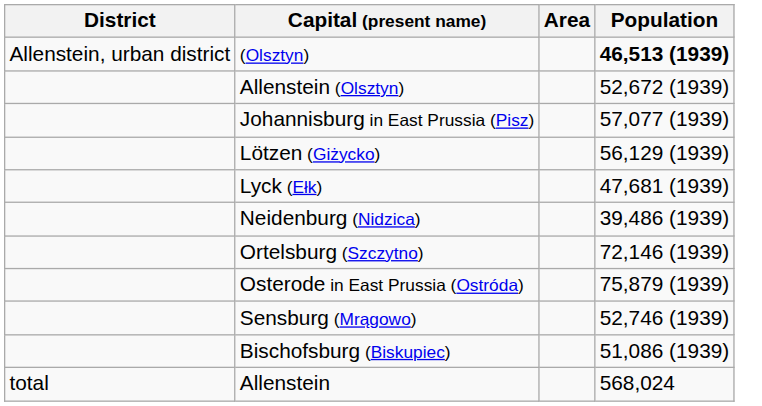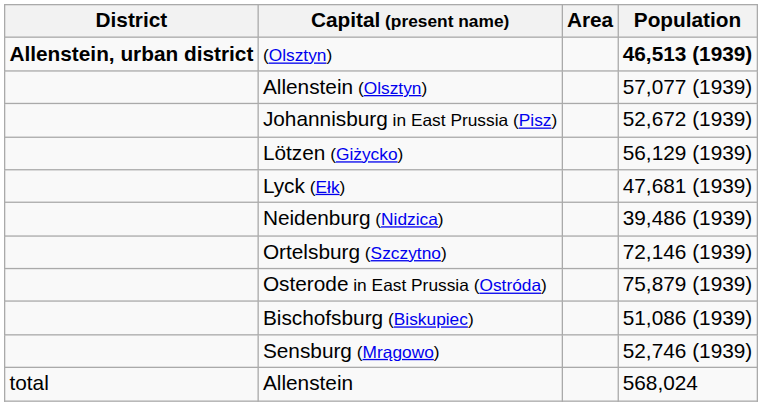(120, 53) normal -> (131, 53) bold
(664, 86) 52,672 (1939) -> (688, 86) 57,077 (1939)
(664, 119) 57,077 (1939) -> (688, 119) 52,672 (1939)
rows swapped: (345, 350) <-> (328, 317)
